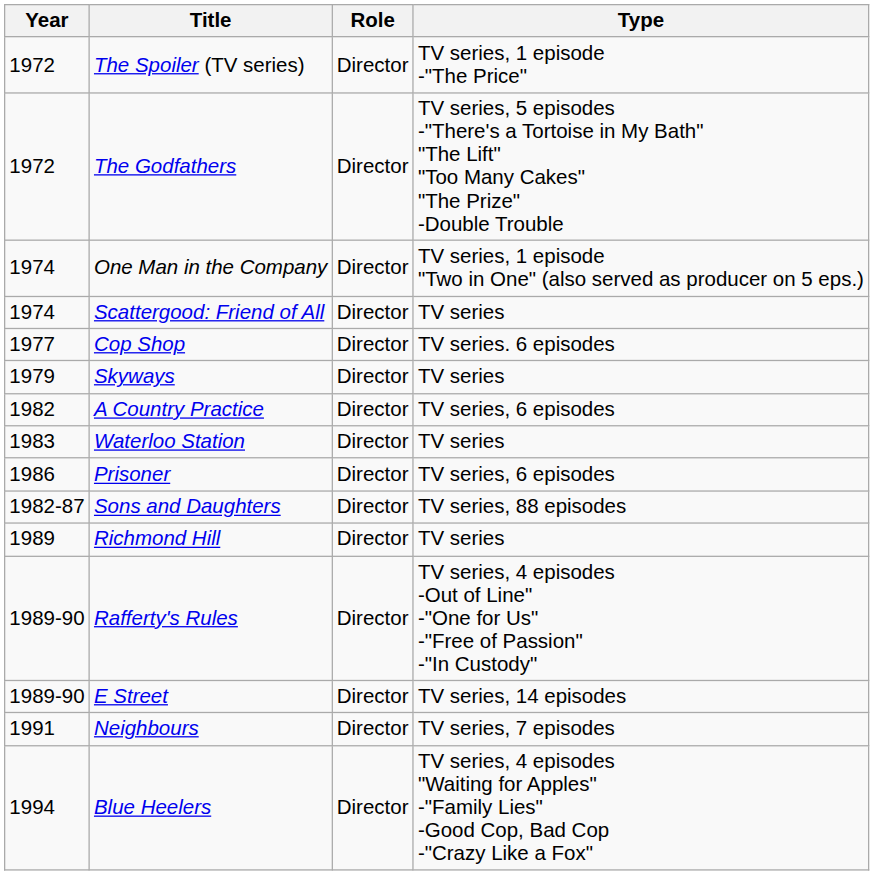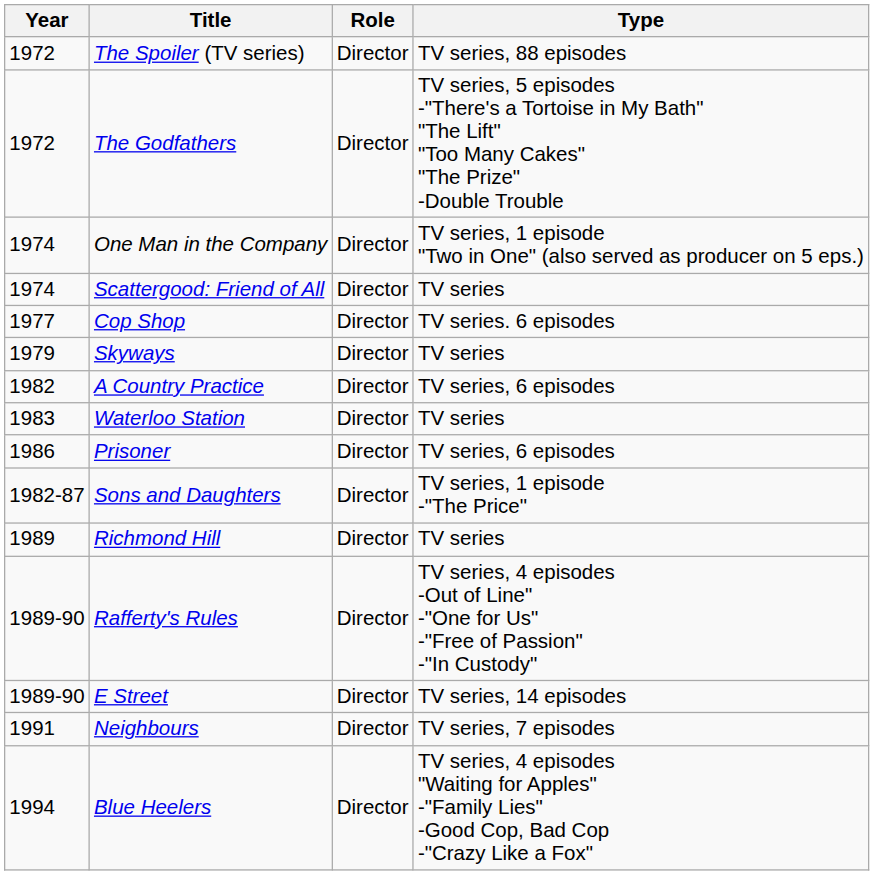(511, 64) TV series, 1 episode -"The Price" -> (522, 53) TV series, 88 episodes
(522, 506) TV series, 88 episodes -> (511, 495) TV series, 1 episode -"The Price"
